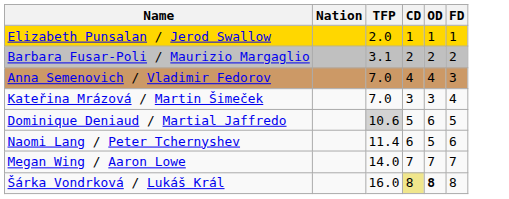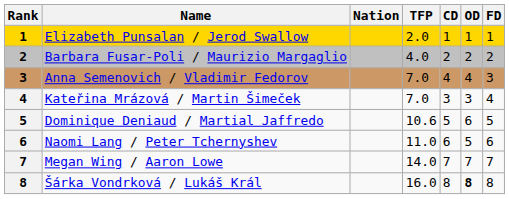+ column: (23, 15)
(380, 57) 3.1 -> (417, 57) 4.0
(384, 120) lightgrey background -> (421, 120) no background
(384, 141) 11.4 -> (421, 141) 11.0
(410, 183) khaki background -> (447, 183) no background
